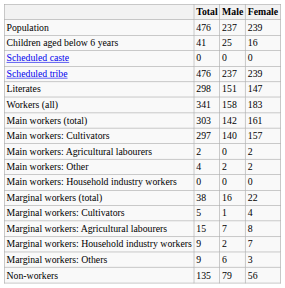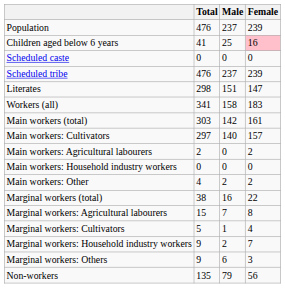(253, 43) no background -> (253, 43) pink background
rows swapped: (92, 182) <-> (47, 167)
rows swapped: (66, 213) <-> (87, 228)
